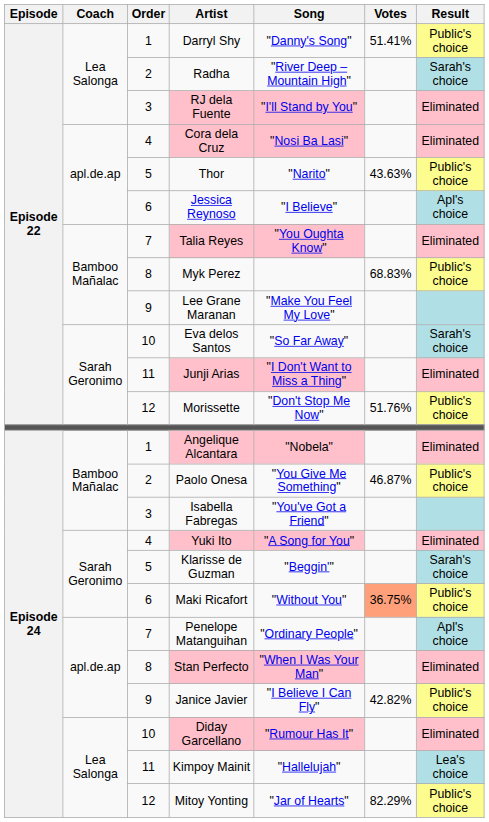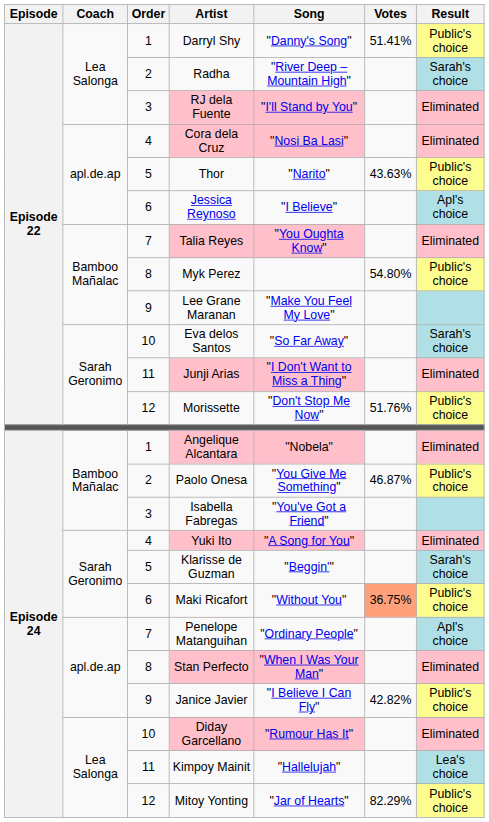(391, 274) 68.83% -> (391, 274) 54.80%
